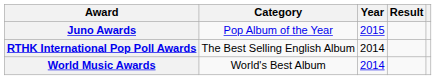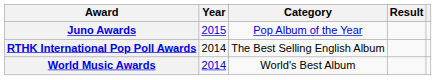columns swapped: (372, 13) <-> (278, 13)
